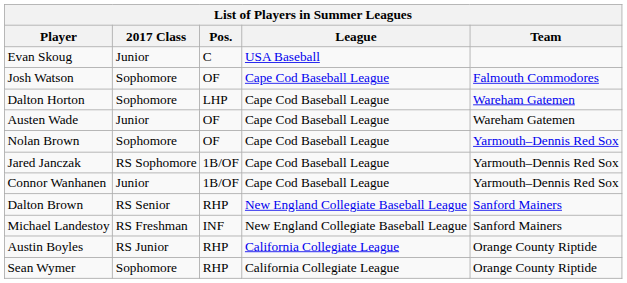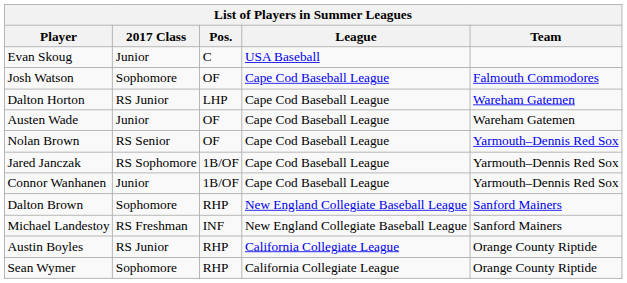(146, 99) Sophomore -> (142, 99) RS Junior
(146, 141) Sophomore -> (143, 141) RS Senior
(143, 204) RS Senior -> (146, 204) Sophomore
